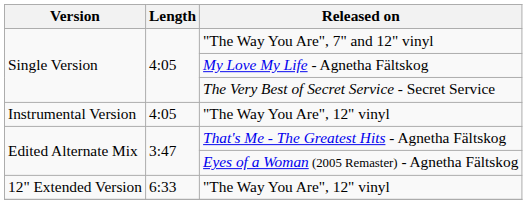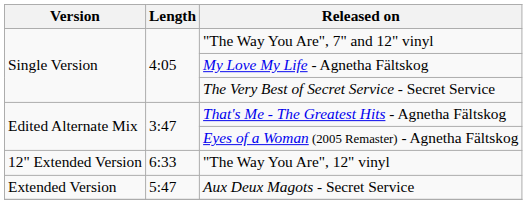- row: (72, 114)
+ row: (62, 187)
